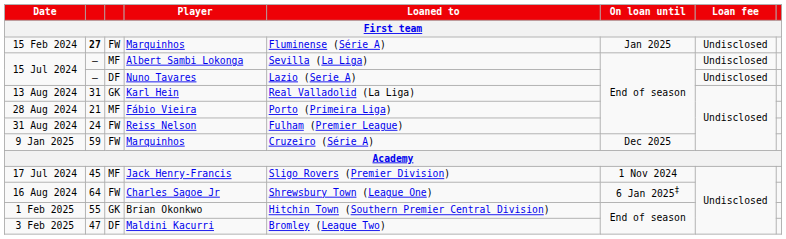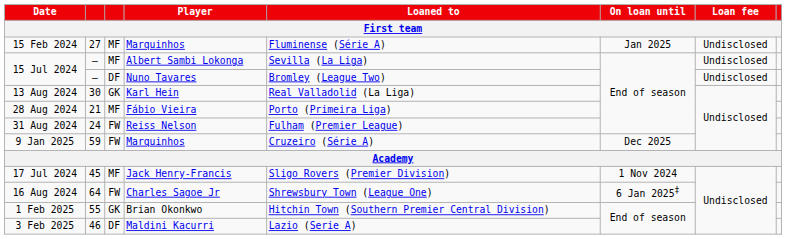(95, 45) bold -> (95, 45) normal
(114, 45) FW -> (114, 45) MF
(313, 77) Lazio (Serie A) -> (327, 77) Bromley (League Two)
(95, 94) 31 -> (95, 94) 30
(95, 226) 47 -> (95, 226) 46
(327, 226) Bromley (League Two) -> (313, 226) Lazio (Serie A)
